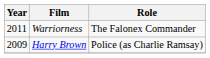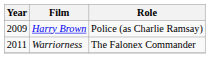rows swapped: (59, 45) <-> (57, 28)
